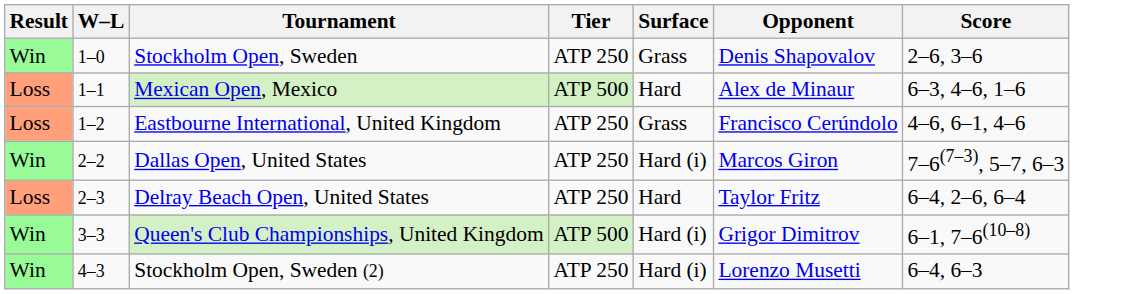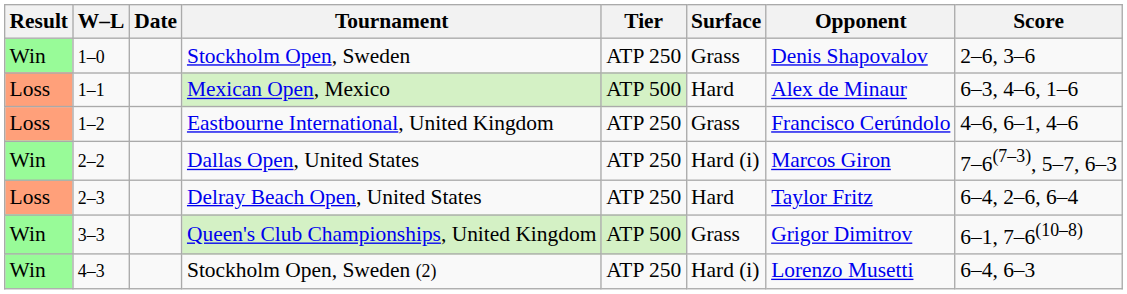+ column: (156, 21)
(672, 234) Hard (i) -> (715, 234) Grass
